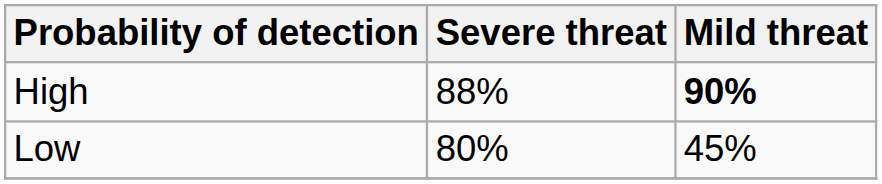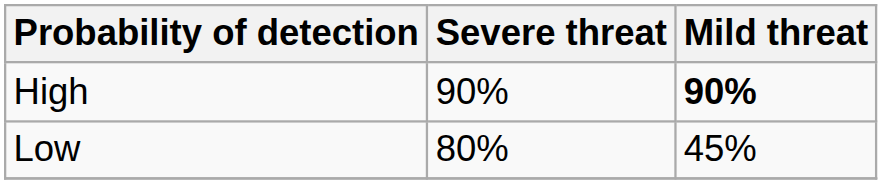(472, 91) 88% -> (472, 91) 90%
